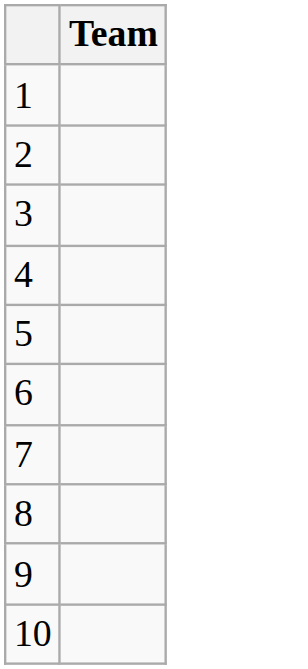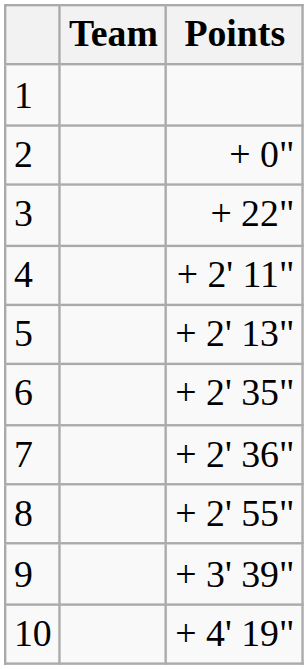+ column: (235, 34)
